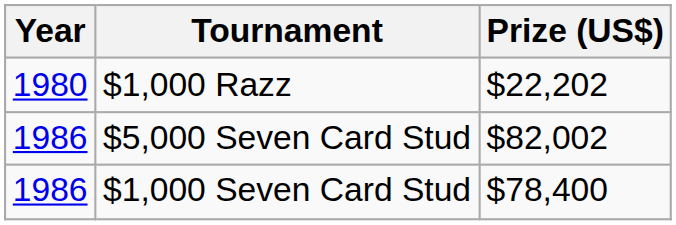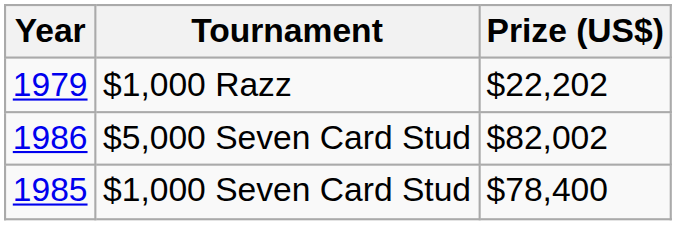(50, 84) 1980 -> (50, 84) 1979
(50, 191) 1986 -> (50, 191) 1985
